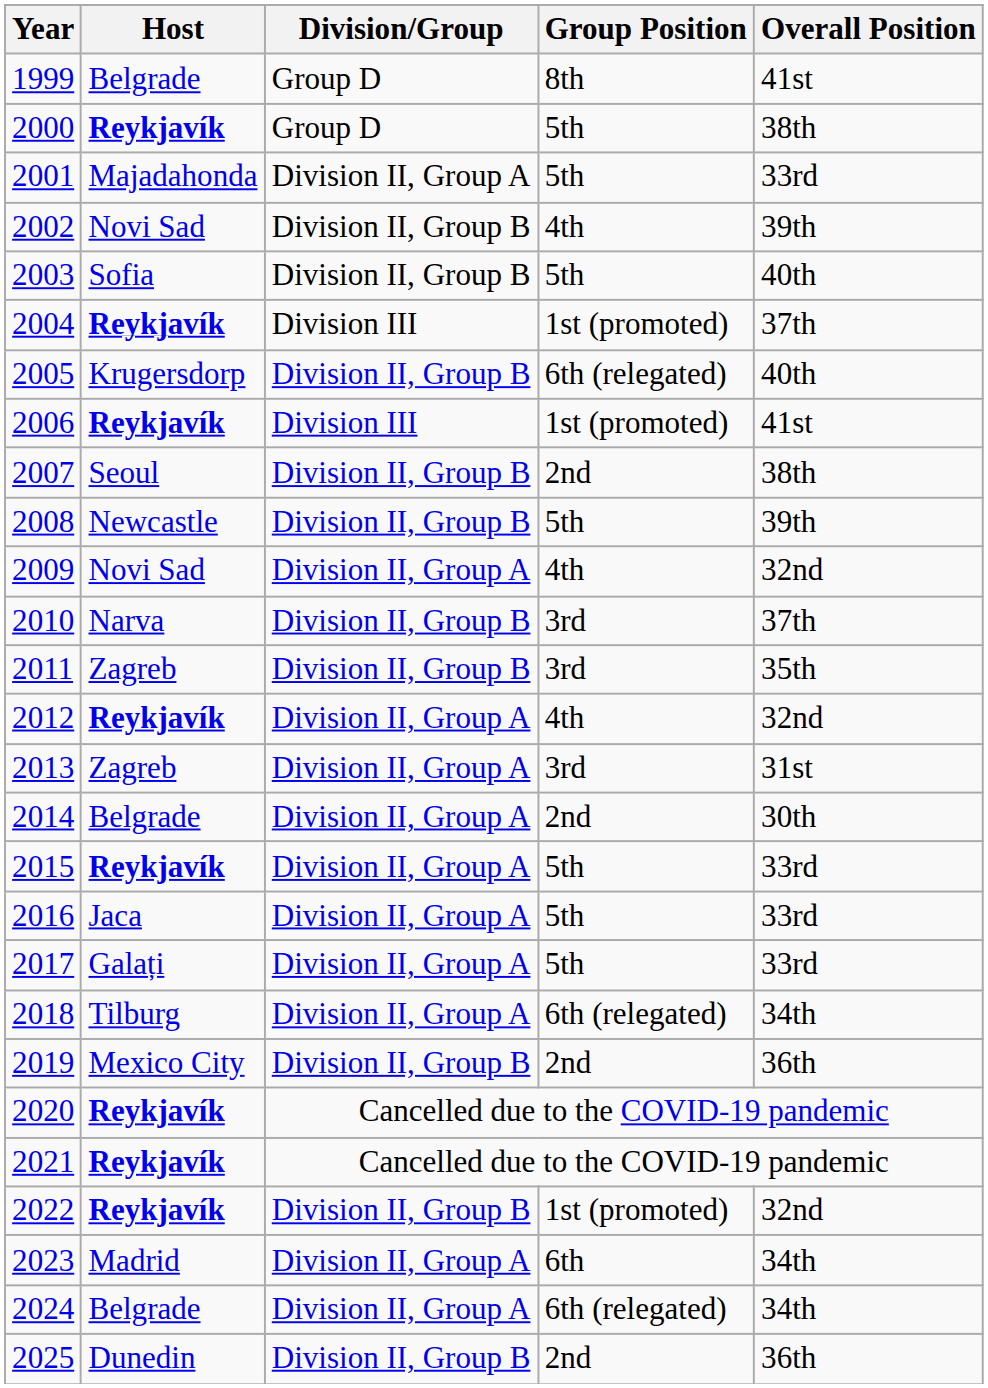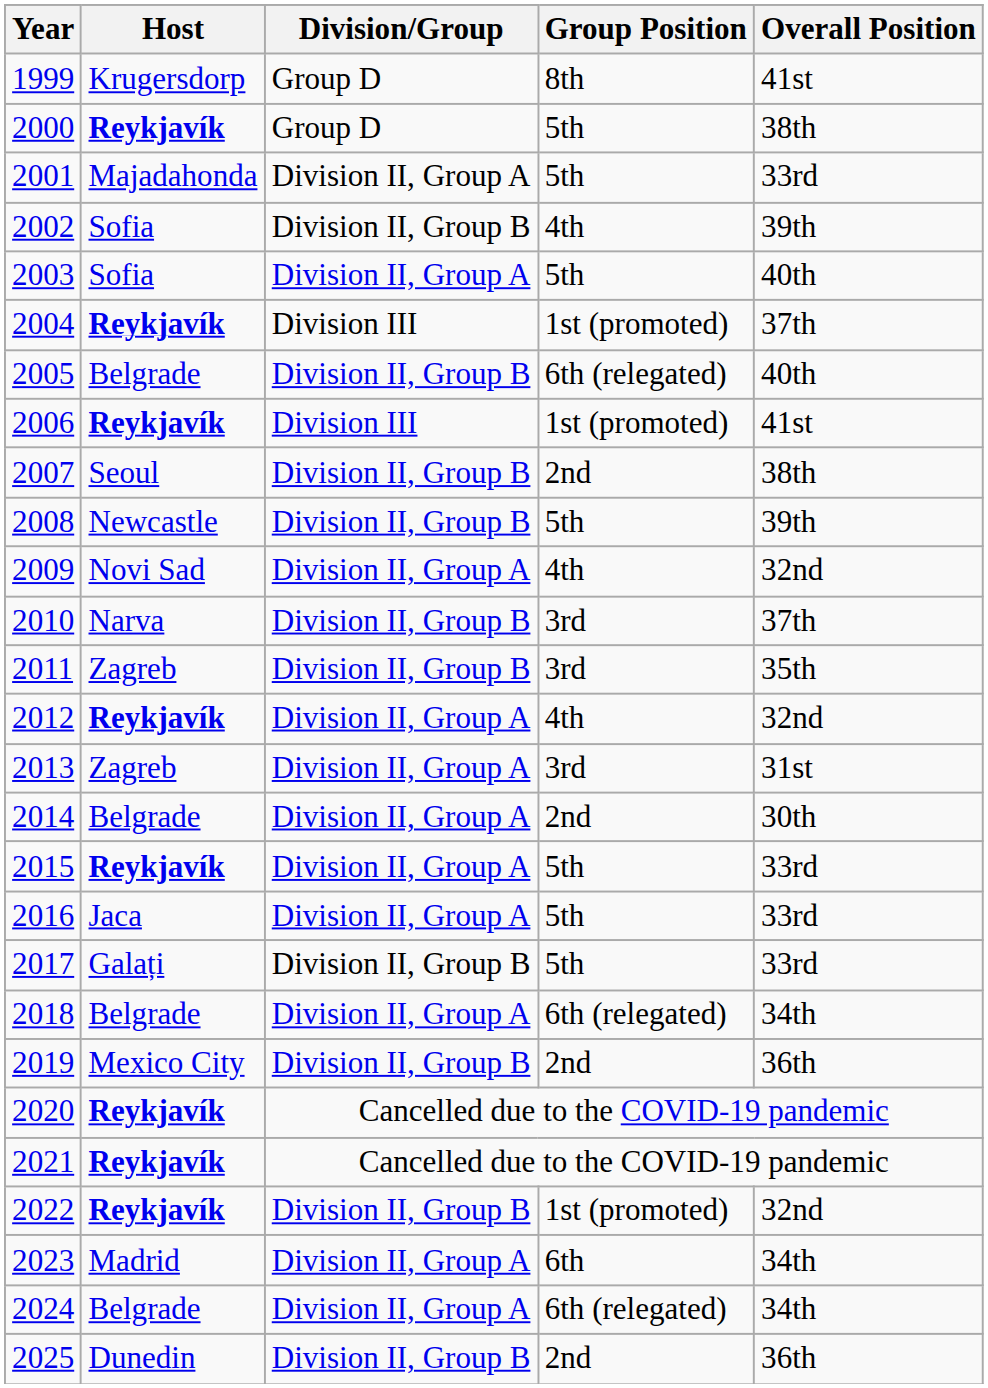(145, 78) Belgrade -> (167, 78) Krugersdorp
(147, 226) Novi Sad -> (121, 226) Sofia
(401, 275) Division II, Group B -> (401, 275) Division II, Group A
(167, 373) Krugersdorp -> (145, 373) Belgrade
(401, 964) Division II, Group A -> (401, 964) Division II, Group B
(134, 1013) Tilburg -> (145, 1013) Belgrade
